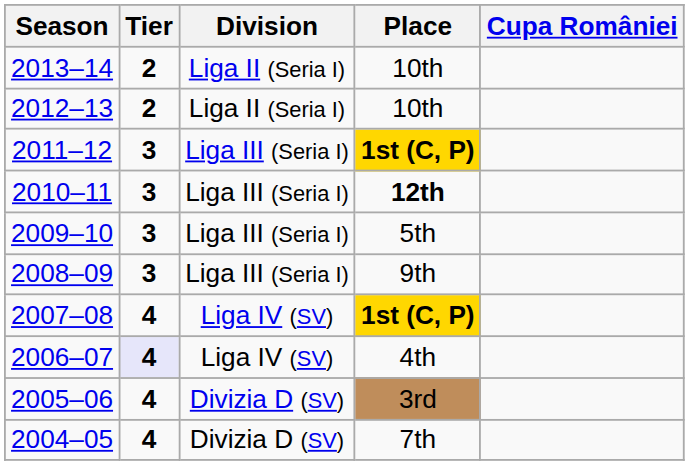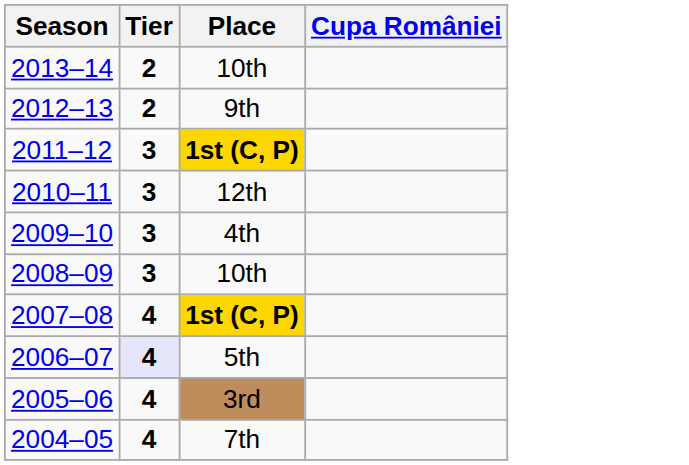- column: (267, 26)
(418, 109) 10th -> (242, 109) 9th
(418, 192) bold -> (242, 192) normal
(418, 233) 5th -> (242, 233) 4th
(418, 274) 9th -> (242, 274) 10th
(418, 357) 4th -> (242, 357) 5th
